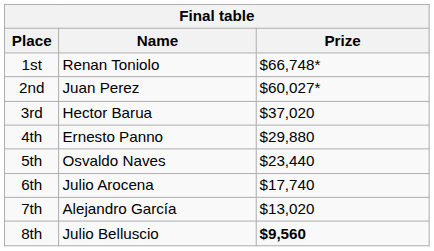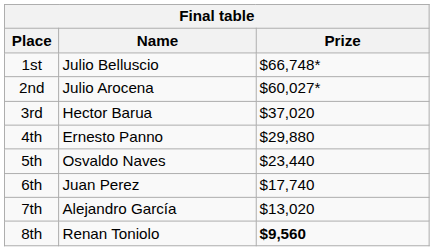(111, 64) Renan Toniolo -> (111, 64) Julio Belluscio
(101, 88) Juan Perez -> (108, 88) Julio Arocena
(108, 185) Julio Arocena -> (101, 185) Juan Perez
(111, 233) Julio Belluscio -> (111, 233) Renan Toniolo
